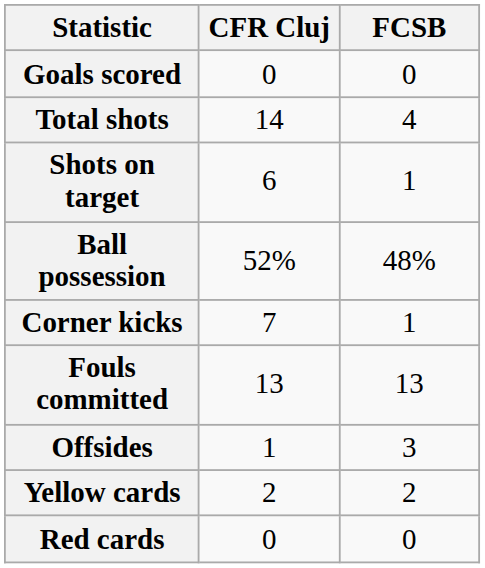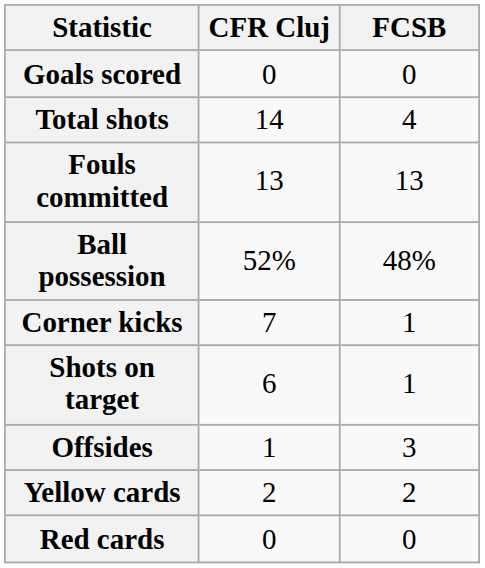rows swapped: (102, 181) <-> (102, 384)
